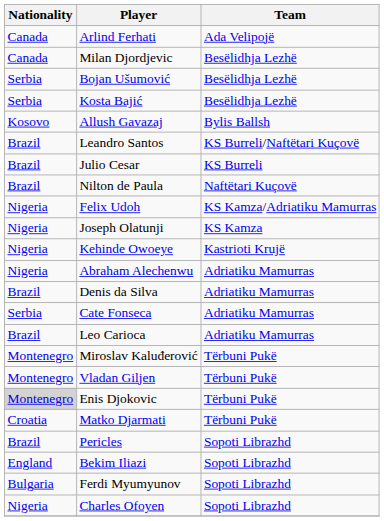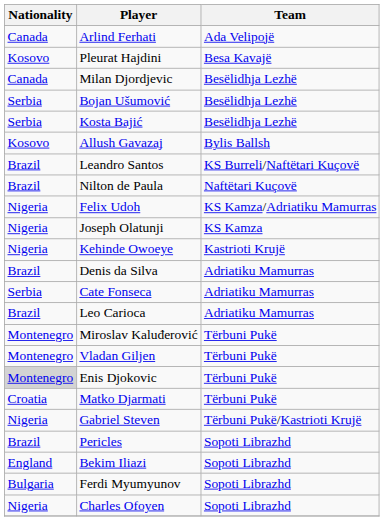+ row: (120, 57)
- row: (109, 164)
- row: (136, 270)
+ row: (120, 420)
